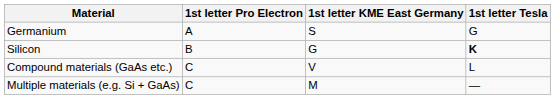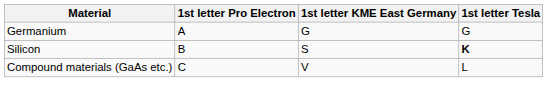(312, 31) S -> (305, 31) G
(313, 49) G -> (305, 49) S
- row: (93, 85)
